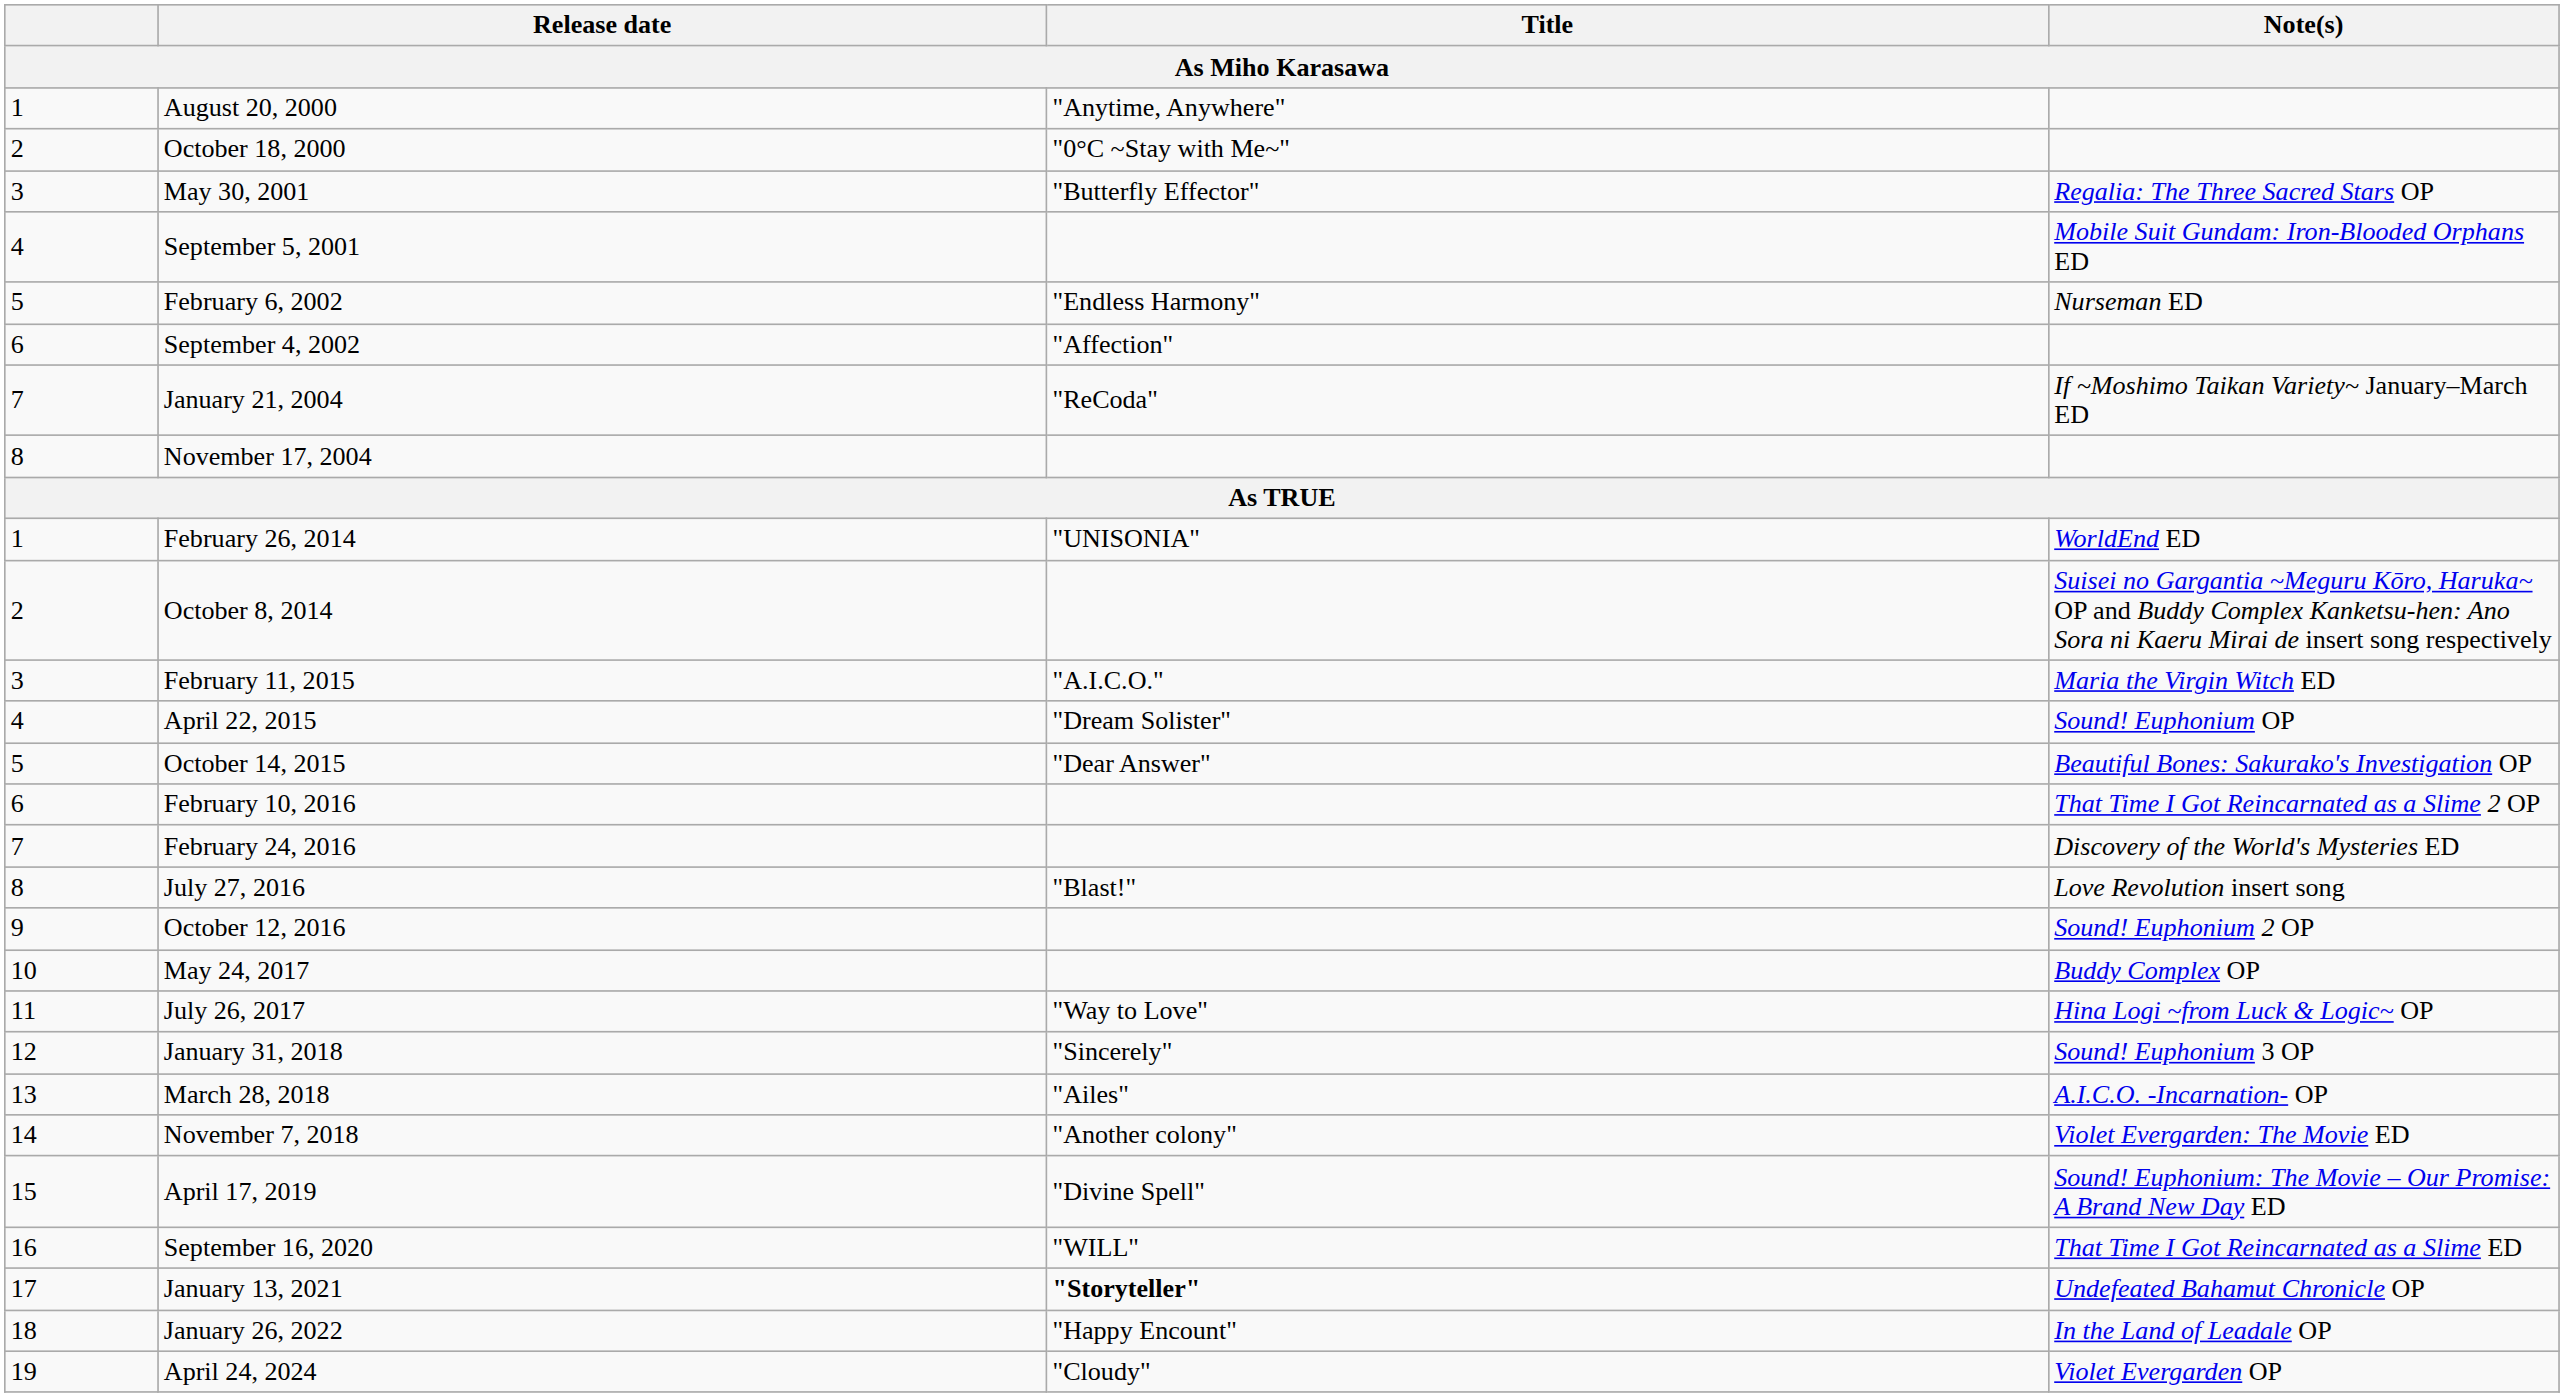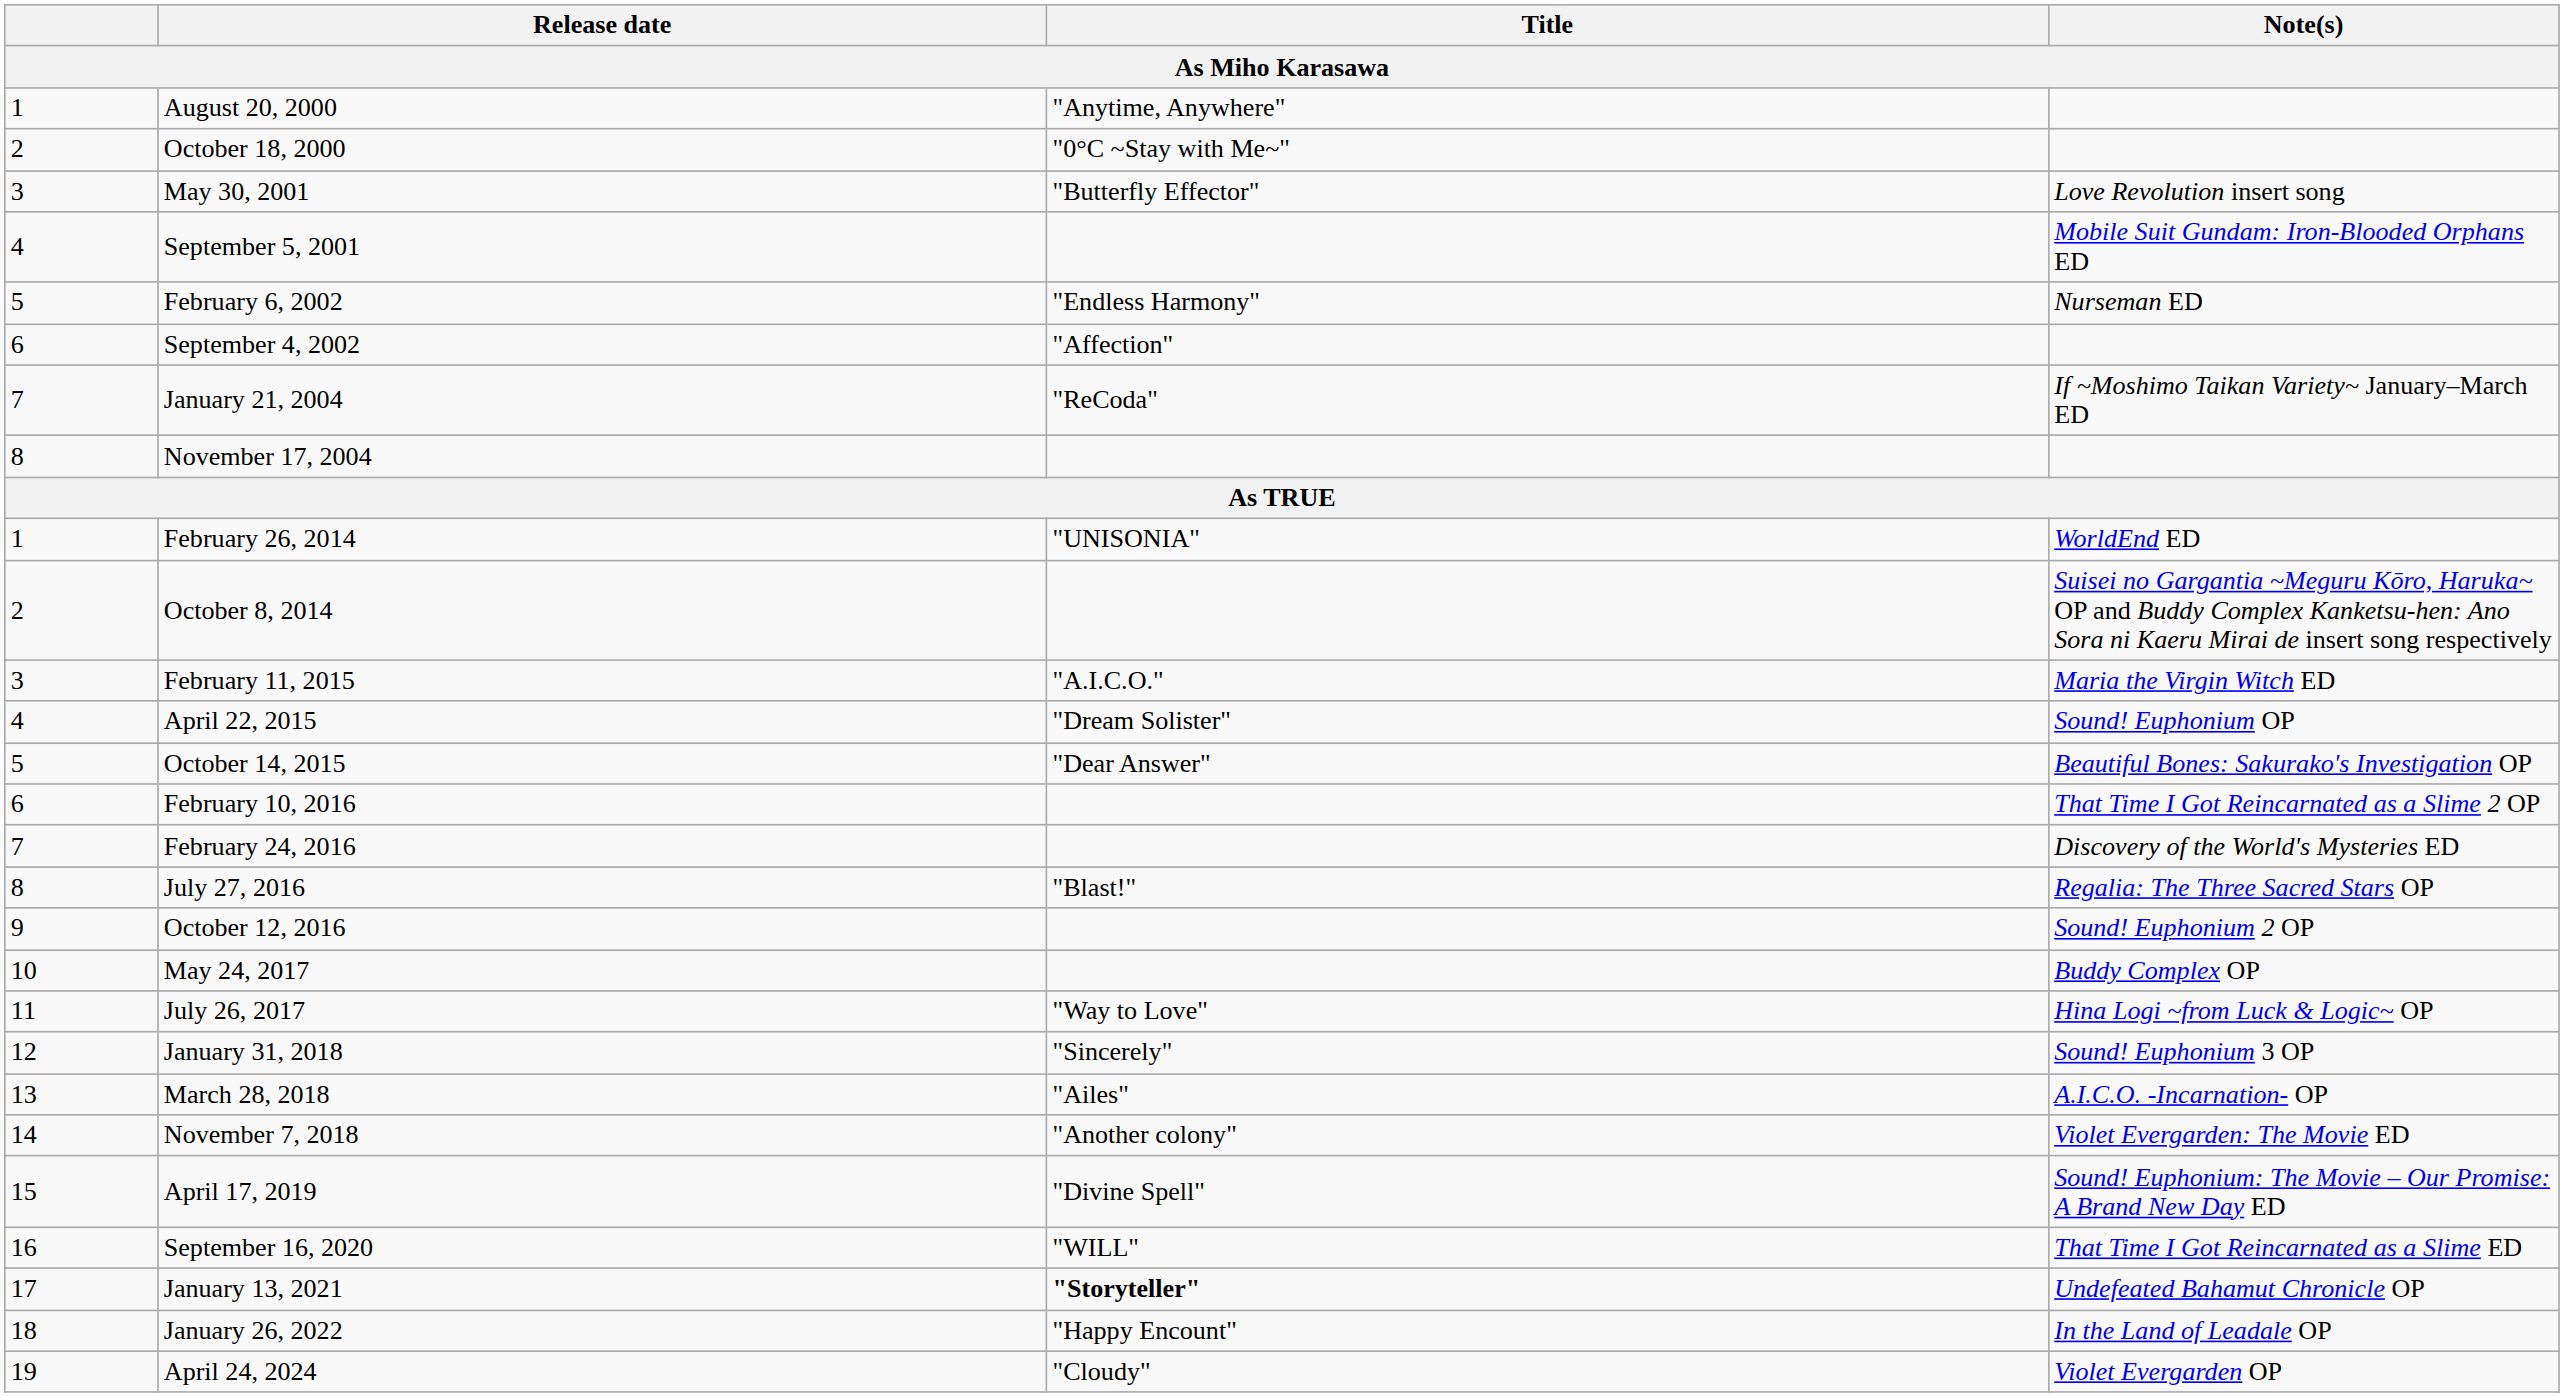(2244, 190) Regalia: The Three Sacred Stars OP -> (2199, 190) Love Revolution insert song
(2199, 887) Love Revolution insert song -> (2244, 887) Regalia: The Three Sacred Stars OP
